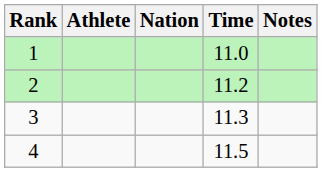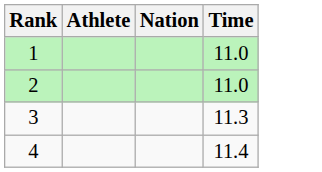- column: (287, 20)
(231, 85) 11.2 -> (231, 85) 11.0
(231, 150) 11.5 -> (231, 150) 11.4
